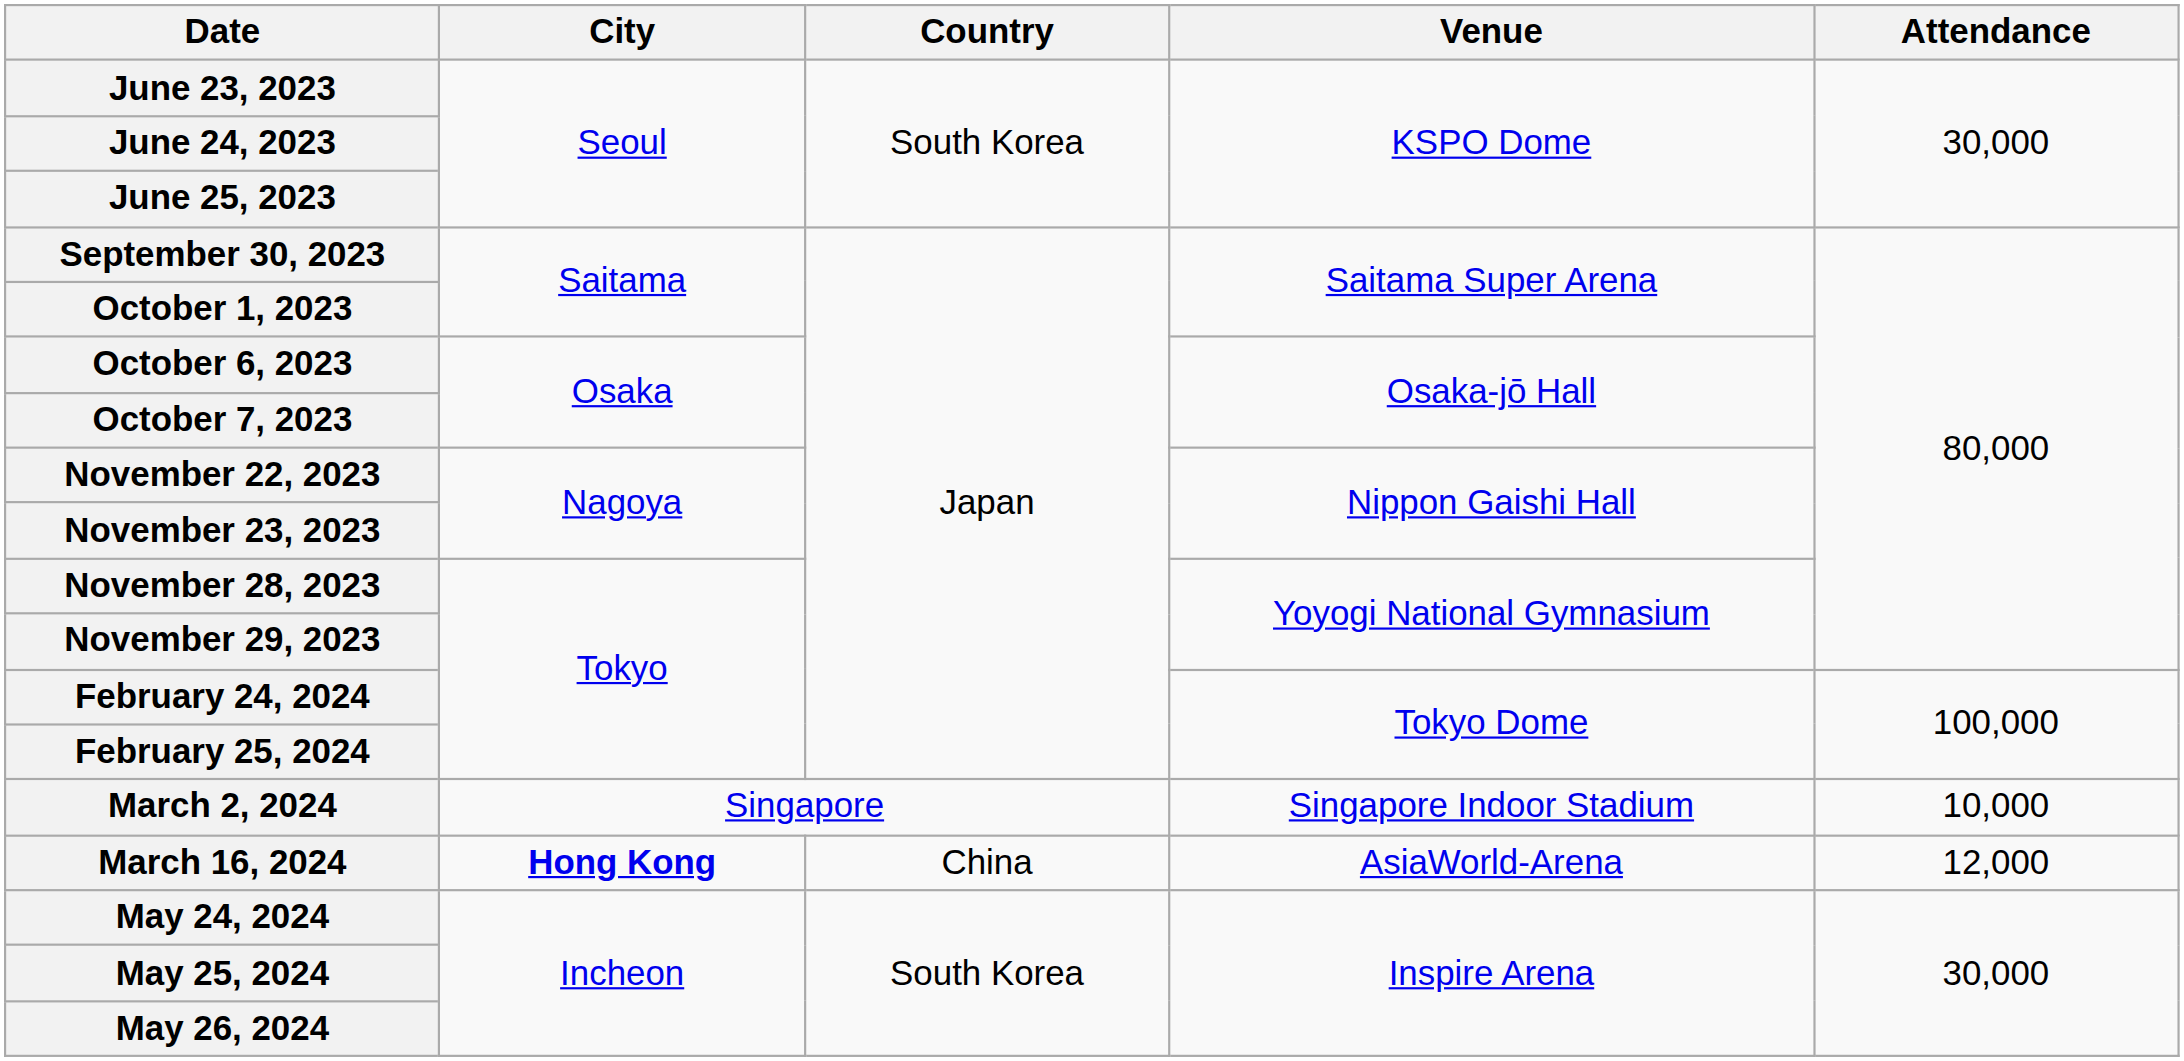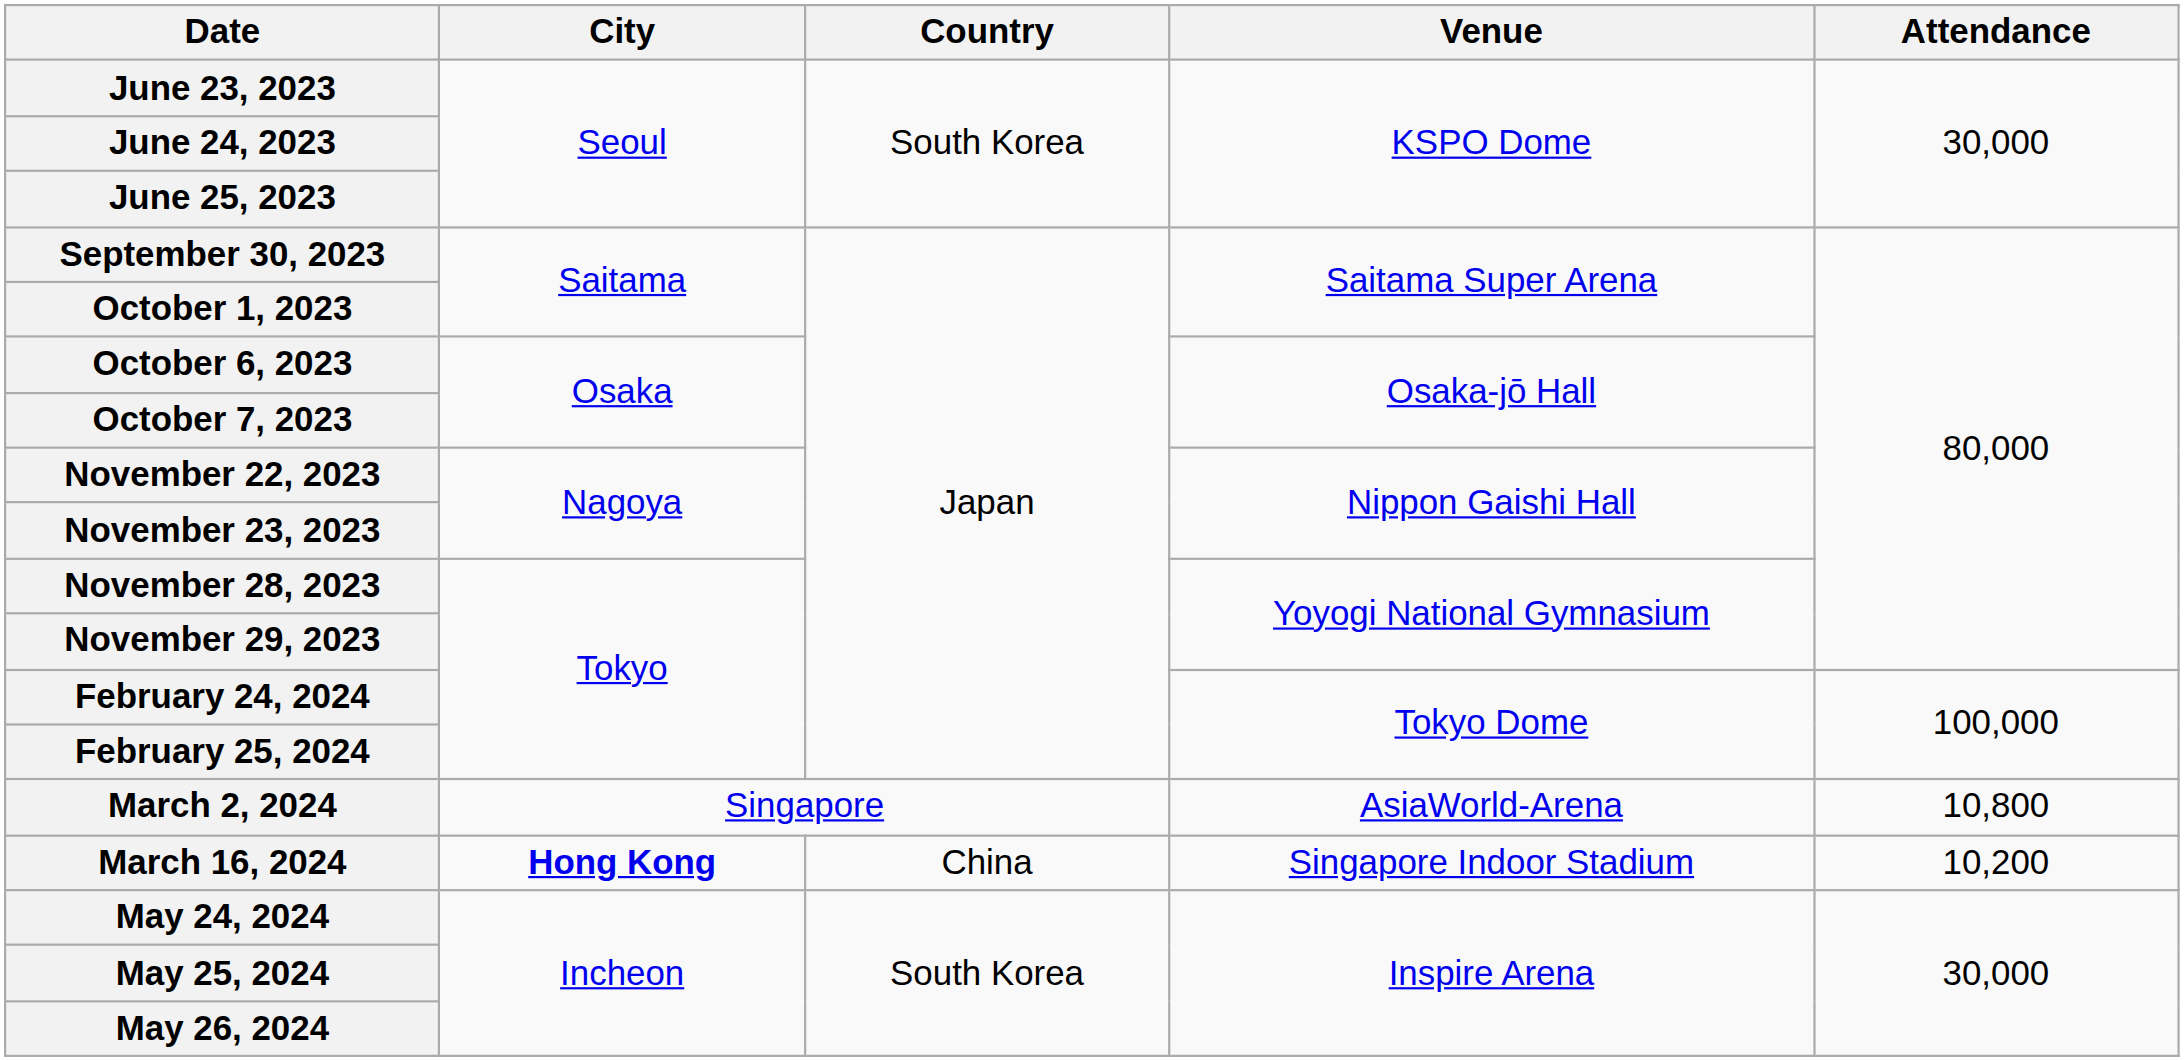(1491, 806) Singapore Indoor Stadium -> (1491, 806) AsiaWorld-Arena
(1996, 806) 10,000 -> (1996, 806) 10,800
(1491, 861) AsiaWorld-Arena -> (1491, 861) Singapore Indoor Stadium
(1996, 861) 12,000 -> (1996, 861) 10,200
